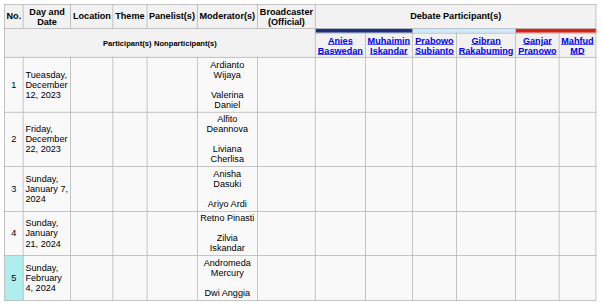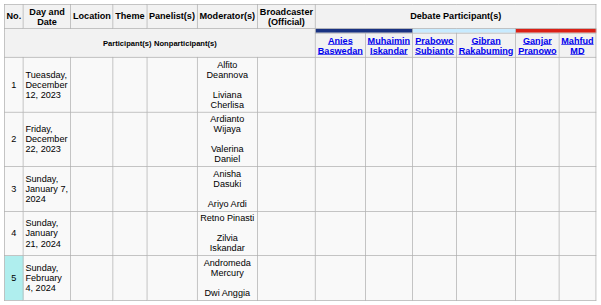(227, 84) Ardianto Wijaya Valerina Daniel -> (227, 84) Alfito Deannova Liviana Cherlisa
(227, 139) Alfito Deannova Liviana Cherlisa -> (227, 139) Ardianto Wijaya Valerina Daniel
